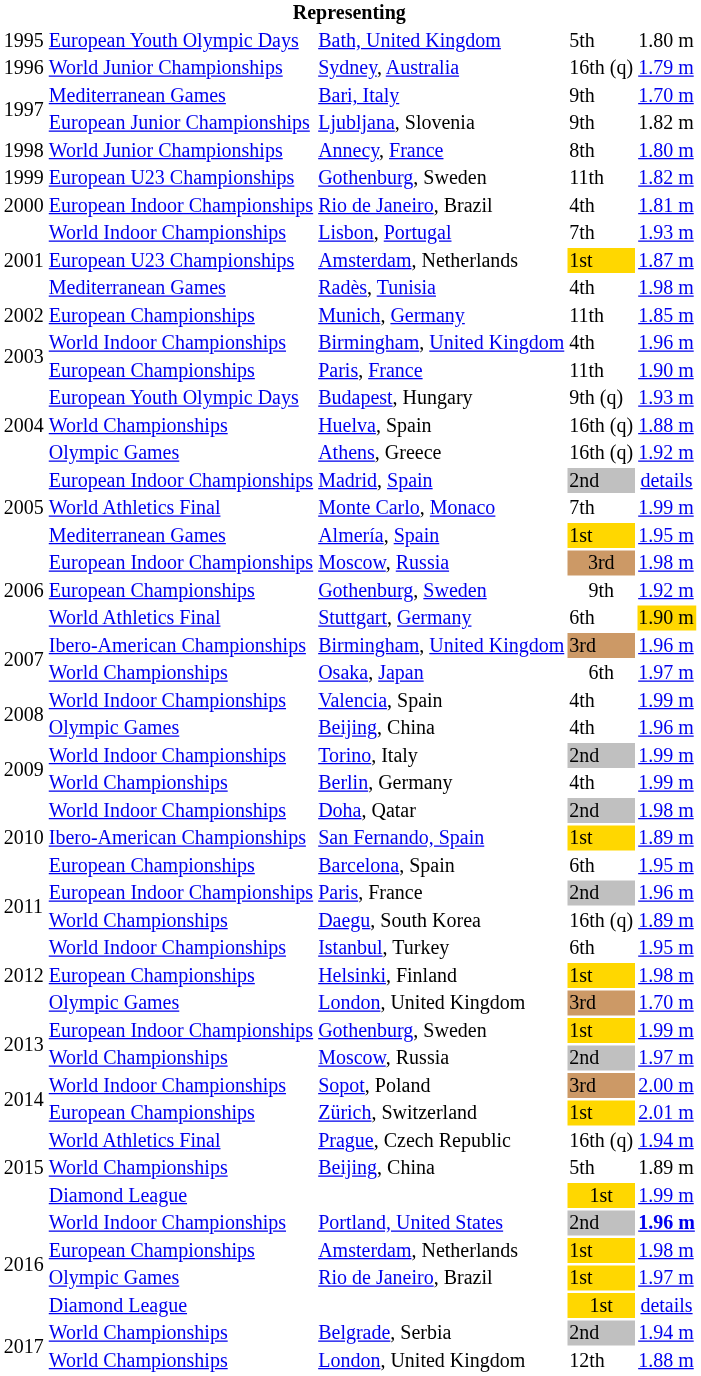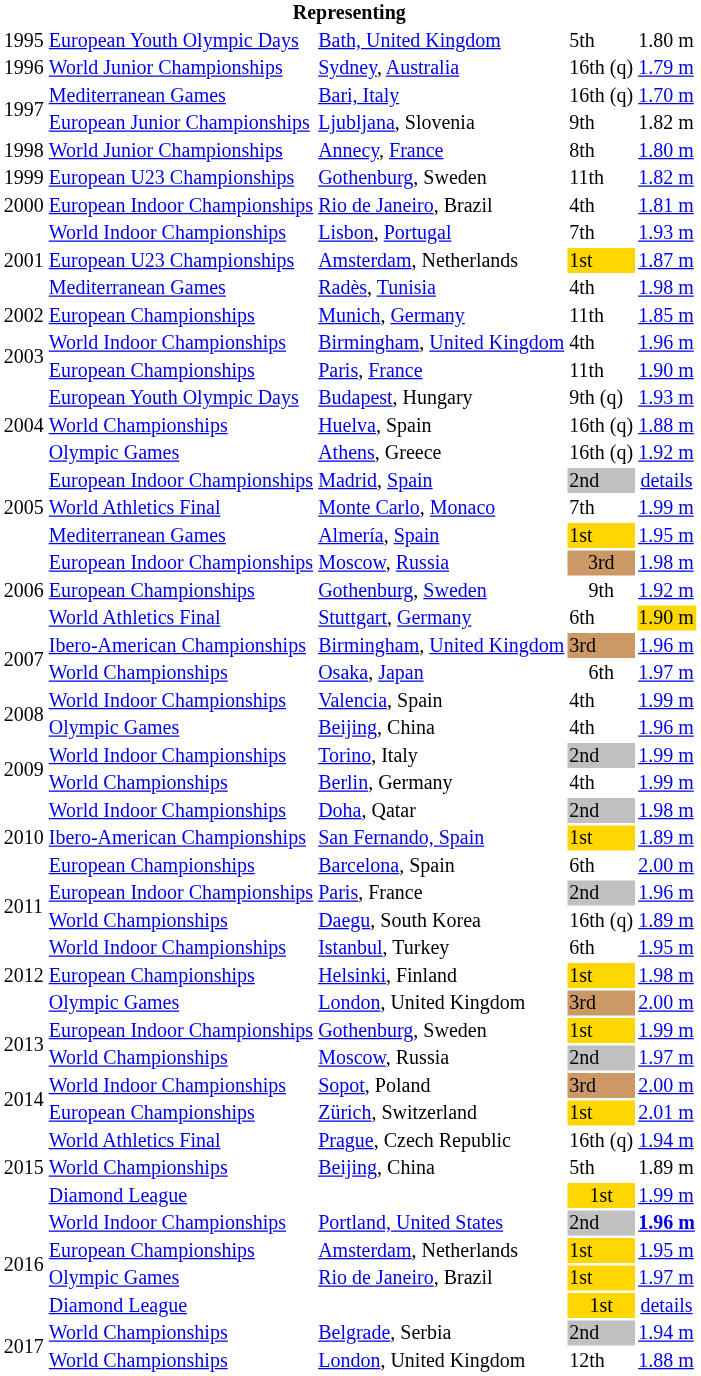(582, 95) 9th -> (601, 95) 16th (q)
(666, 865) 1.95 m -> (666, 865) 2.00 m
(666, 1002) 1.70 m -> (666, 1002) 2.00 m
(666, 1250) 1.98 m -> (666, 1250) 1.95 m
